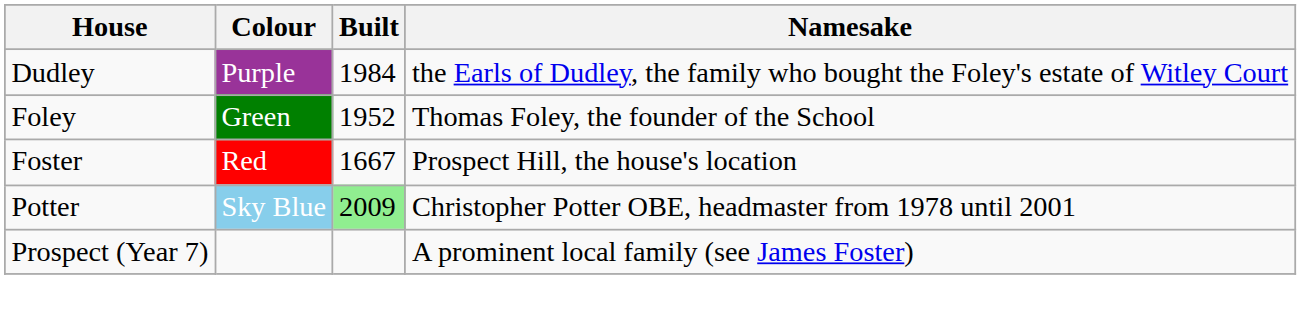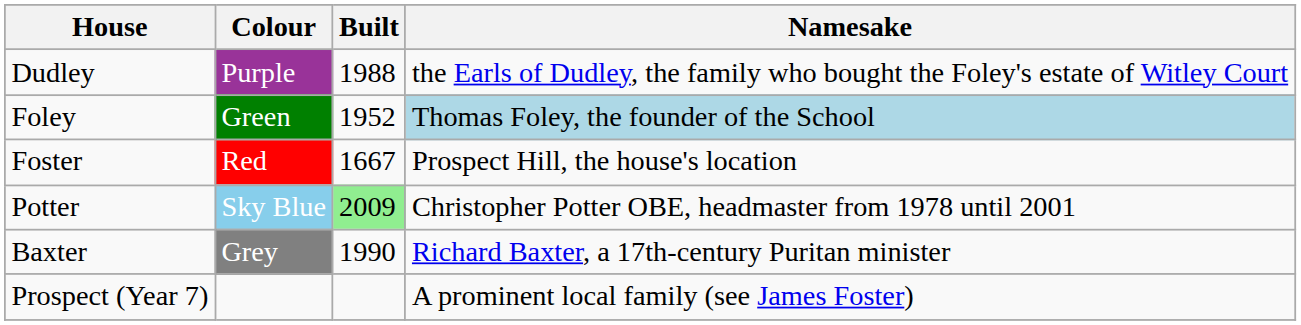(367, 71) 1984 -> (367, 71) 1988
(643, 116) no background -> (643, 116) lightblue background
+ row: (49, 251)
